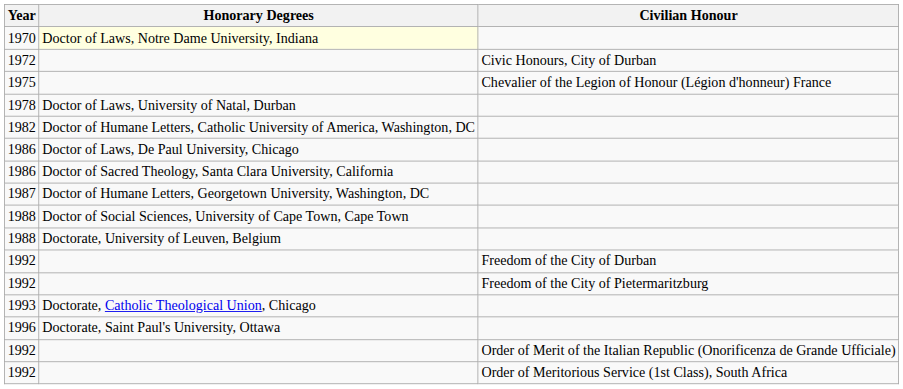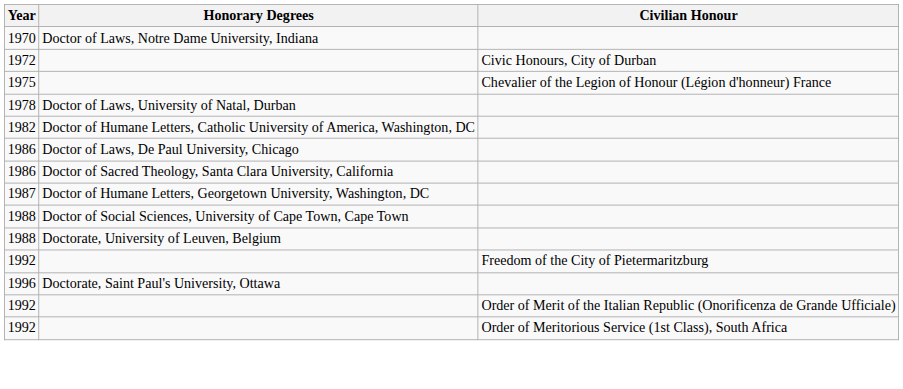(180, 37) lightyellow background -> (180, 37) no background
- row: (22, 261)
- row: (22, 305)
